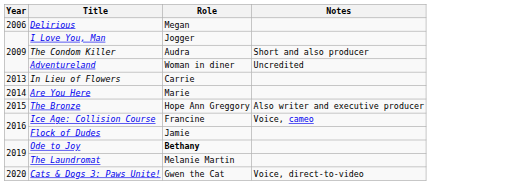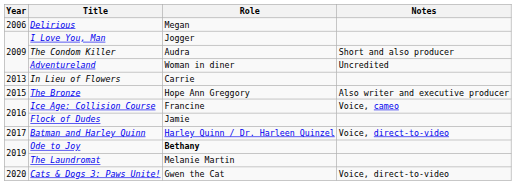- row: (60, 92)
+ row: (88, 133)
